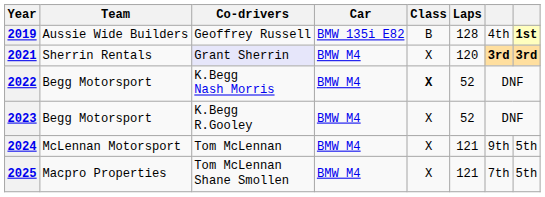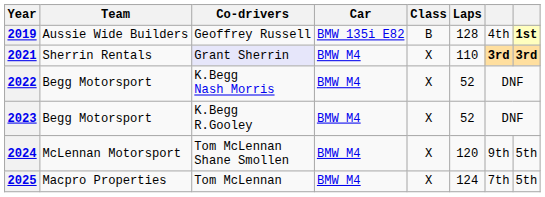(467, 55) 120 -> (467, 55) 110
(429, 83) bold -> (429, 83) normal
(238, 146) Tom McLennan -> (242, 153) Tom McLennan Shane Smollen
(467, 146) 121 -> (467, 153) 120
(242, 173) Tom McLennan Shane Smollen -> (238, 181) Tom McLennan
(467, 173) 121 -> (467, 181) 124
